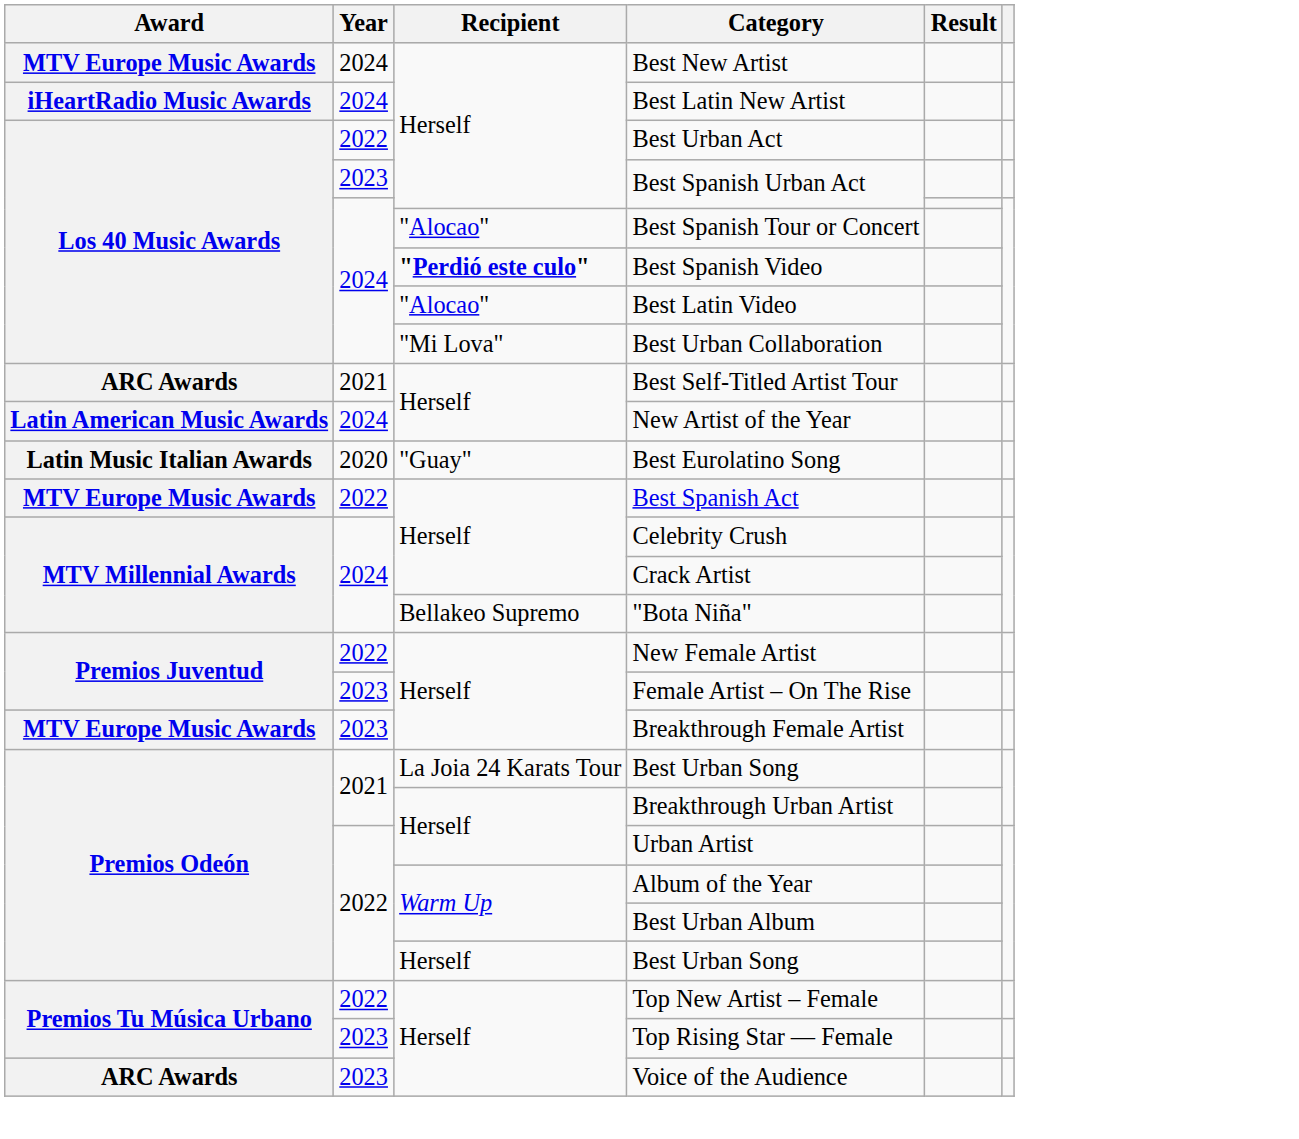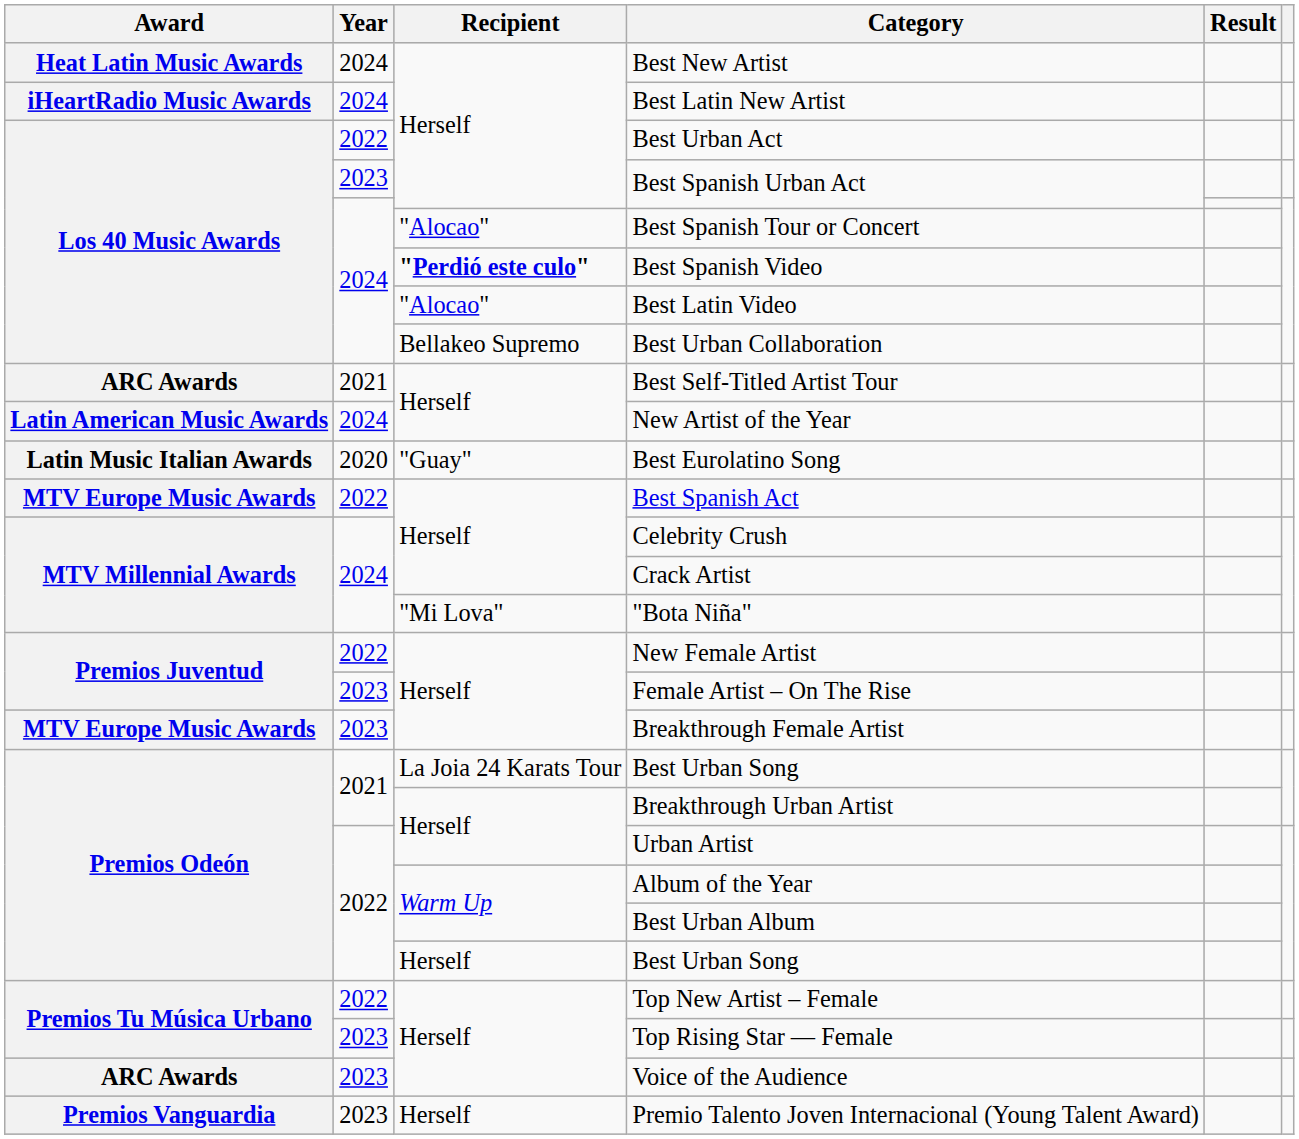(169, 62) MTV Europe Music Awards -> (169, 62) Heat Latin Music Awards
(451, 343) "Mi Lova" -> (489, 343) Bellakeo Supremo
(489, 613) Bellakeo Supremo -> (451, 613) "Mi Lova"
+ row: (364, 1114)
